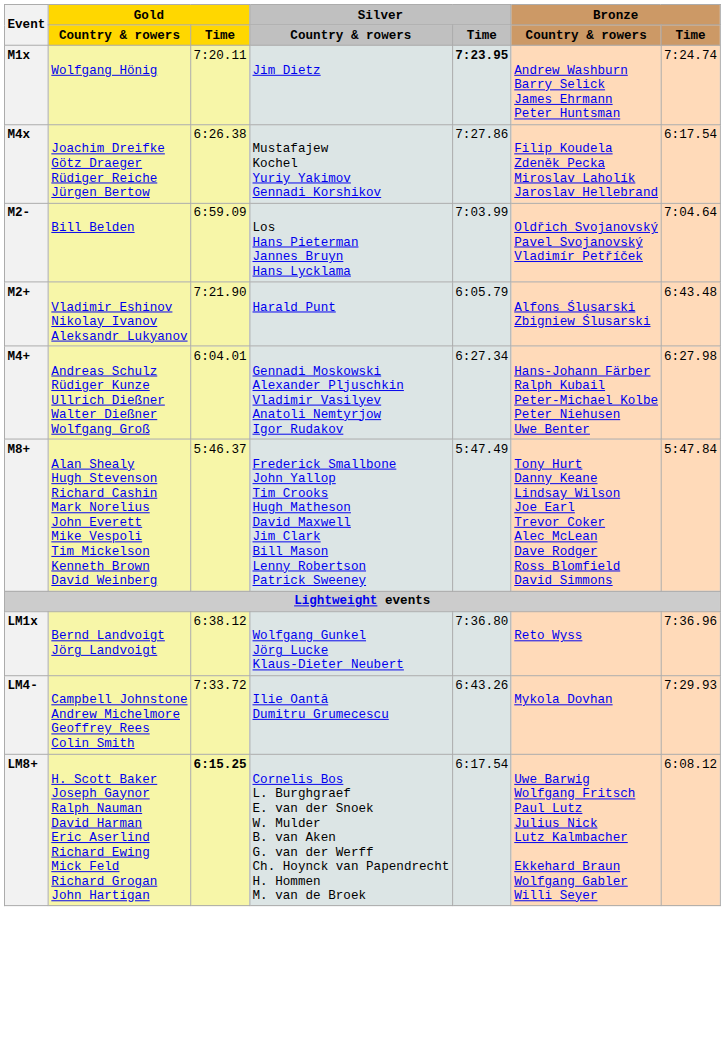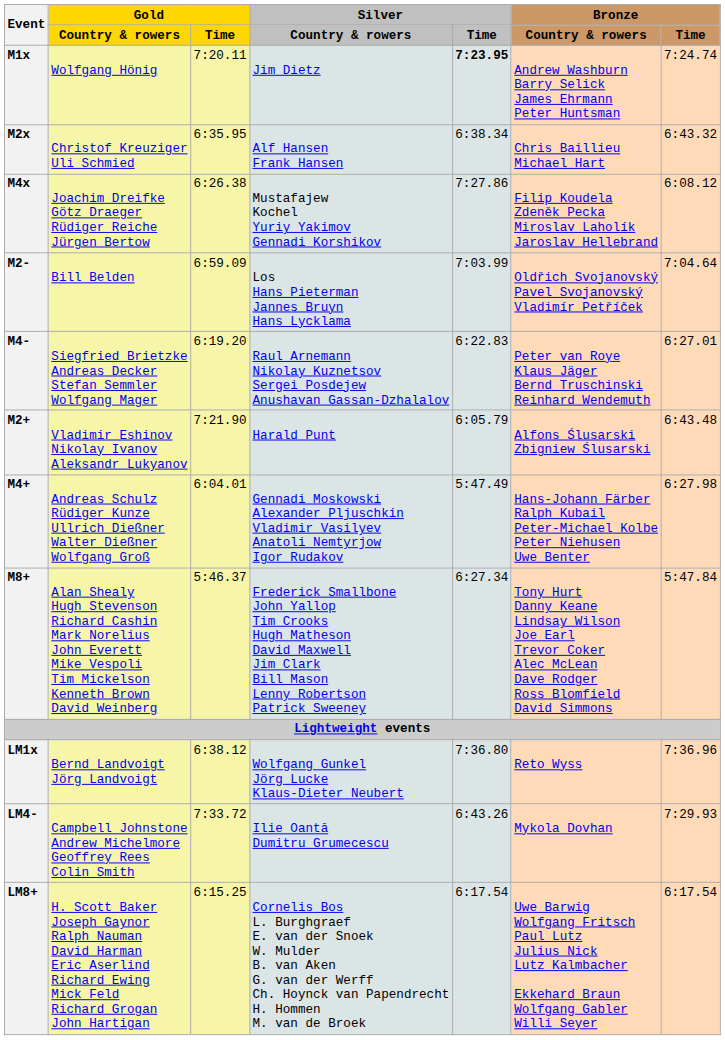+ row: (19, 135)
(691, 135) 6:17.54 -> (691, 184) 6:08.12
+ row: (19, 342)
(482, 356) 6:27.34 -> (482, 485) 5:47.49
(482, 450) 5:47.49 -> (482, 578) 6:27.34
(220, 765) bold -> (220, 893) normal
(691, 765) 6:08.12 -> (691, 893) 6:17.54
